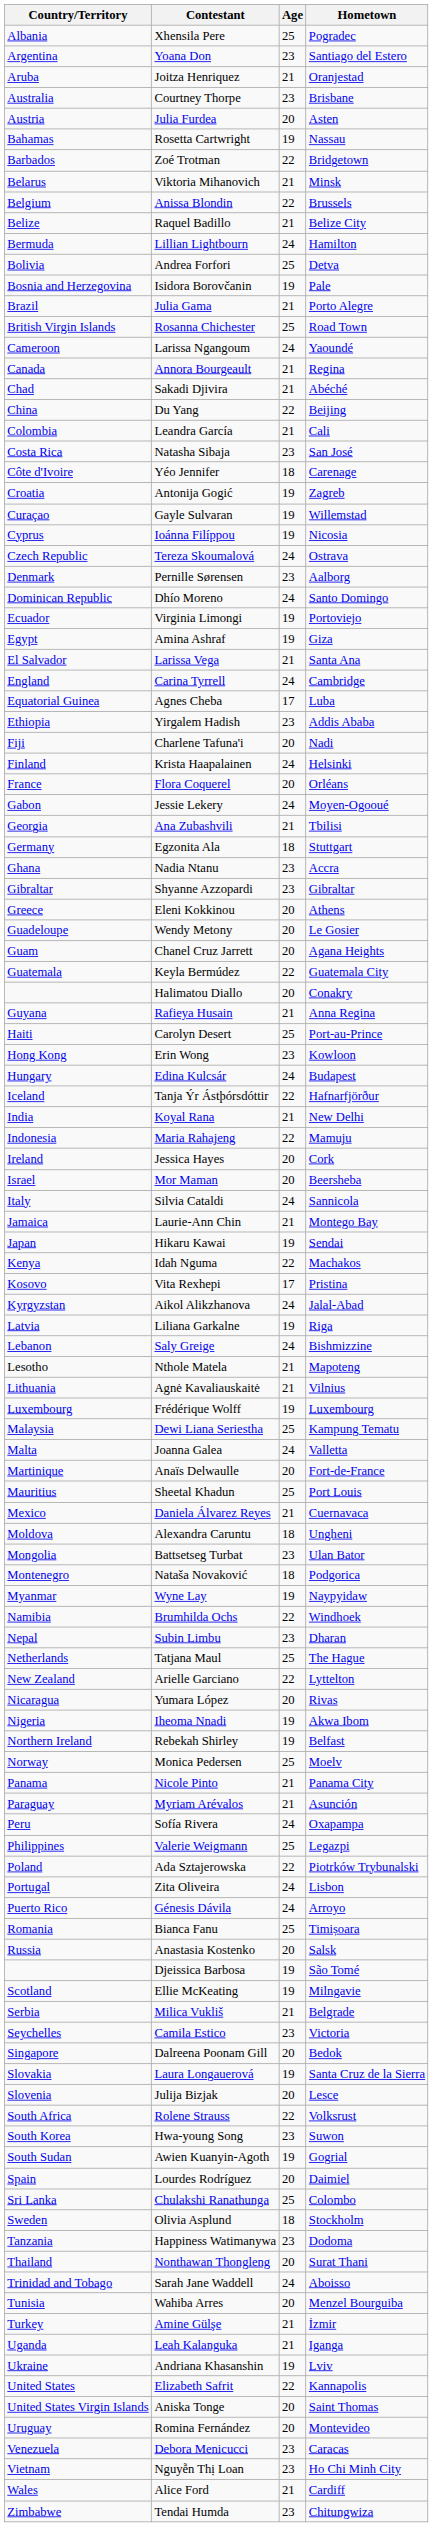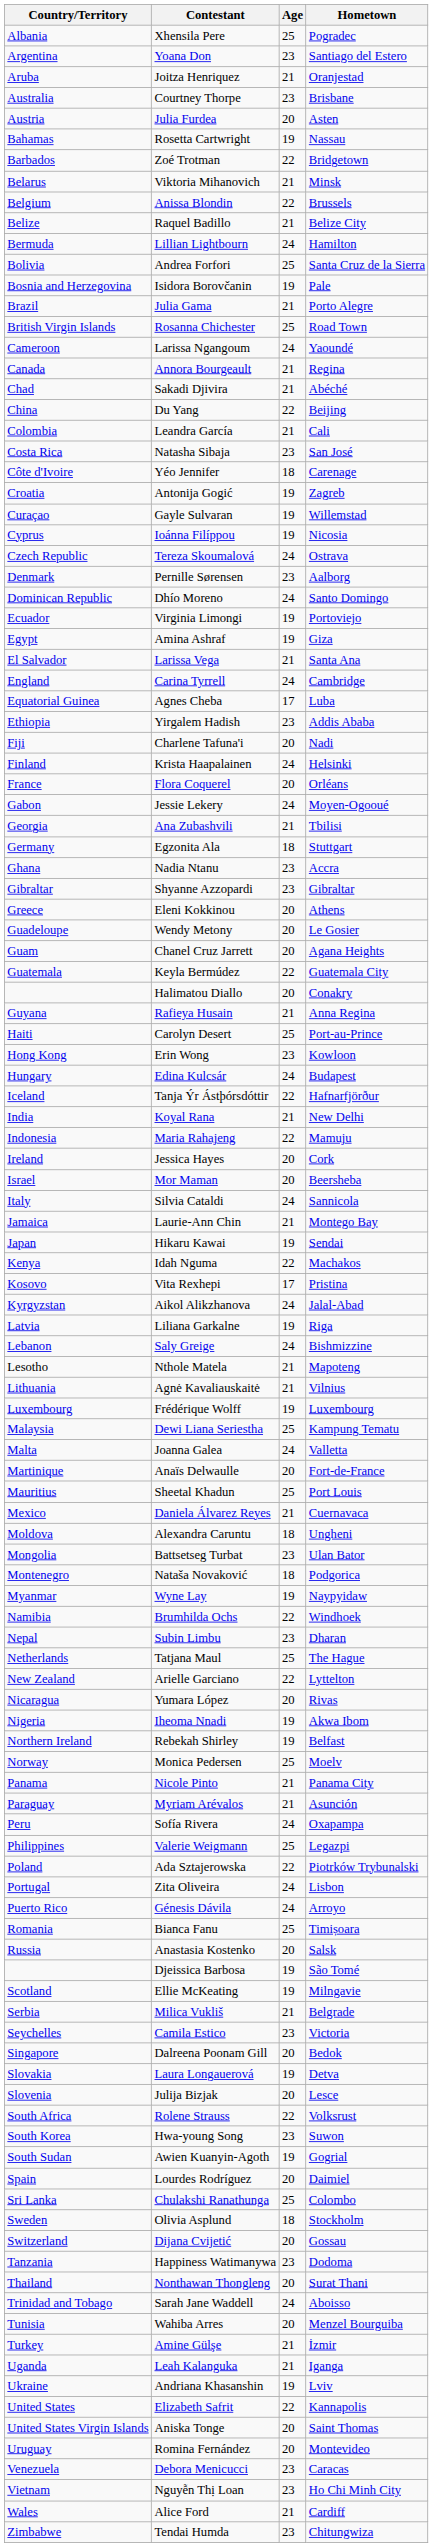(324, 264) Detva -> (367, 264) Santa Cruz de la Sierra
(367, 2074) Santa Cruz de la Sierra -> (324, 2074) Detva
+ row: (193, 2240)
